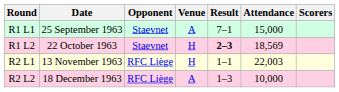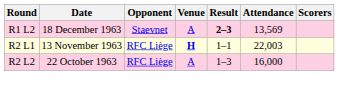- row: (22, 29)
(82, 45) 22 October 1963 -> (82, 29) 18 December 1963
(192, 45) H -> (191, 29) A
(269, 45) 18,569 -> (268, 29) 13,569
(192, 62) normal -> (191, 45) bold
(82, 78) 18 December 1963 -> (82, 62) 22 October 1963
(269, 78) 10,000 -> (268, 62) 16,000
